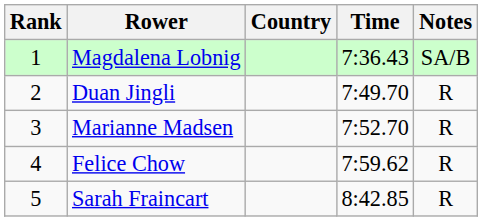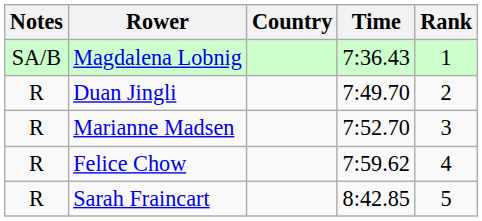columns swapped: (36, 22) <-> (446, 22)
